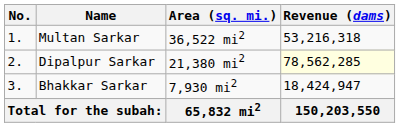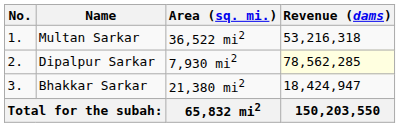(207, 62) 21,380 mi2 -> (203, 62) 7,930 mi2
(203, 86) 7,930 mi2 -> (207, 86) 21,380 mi2
